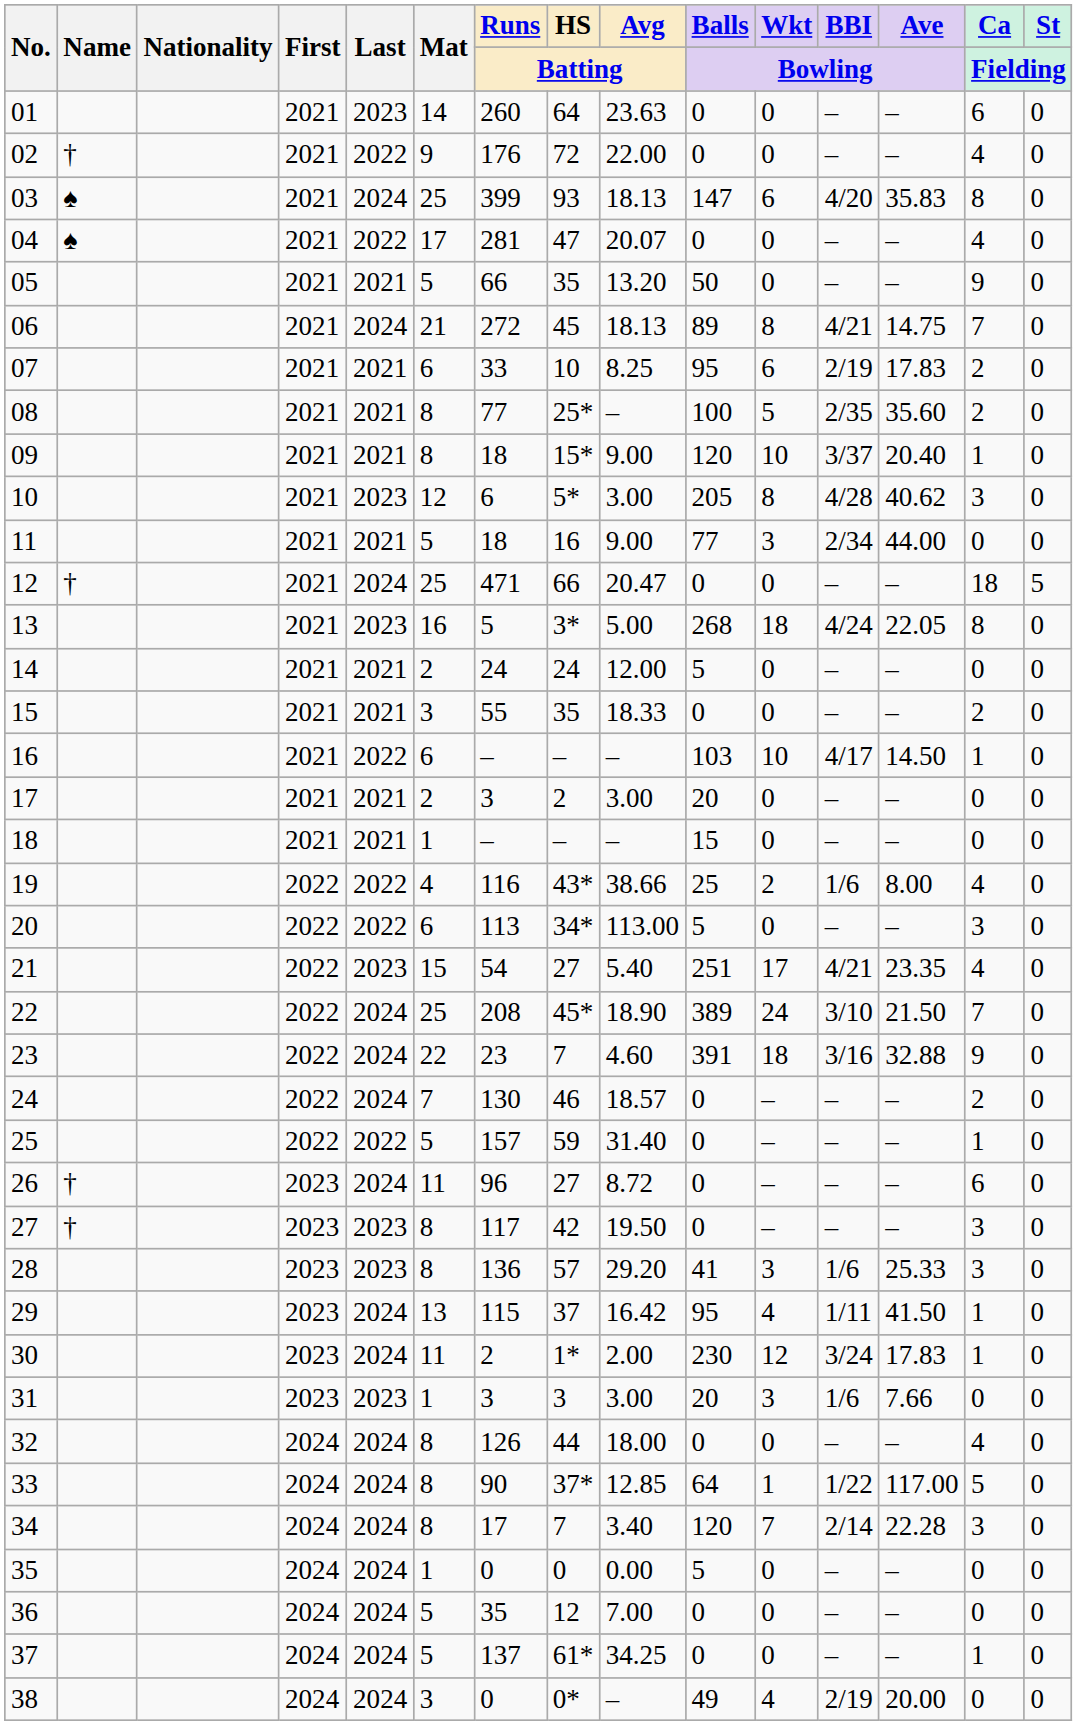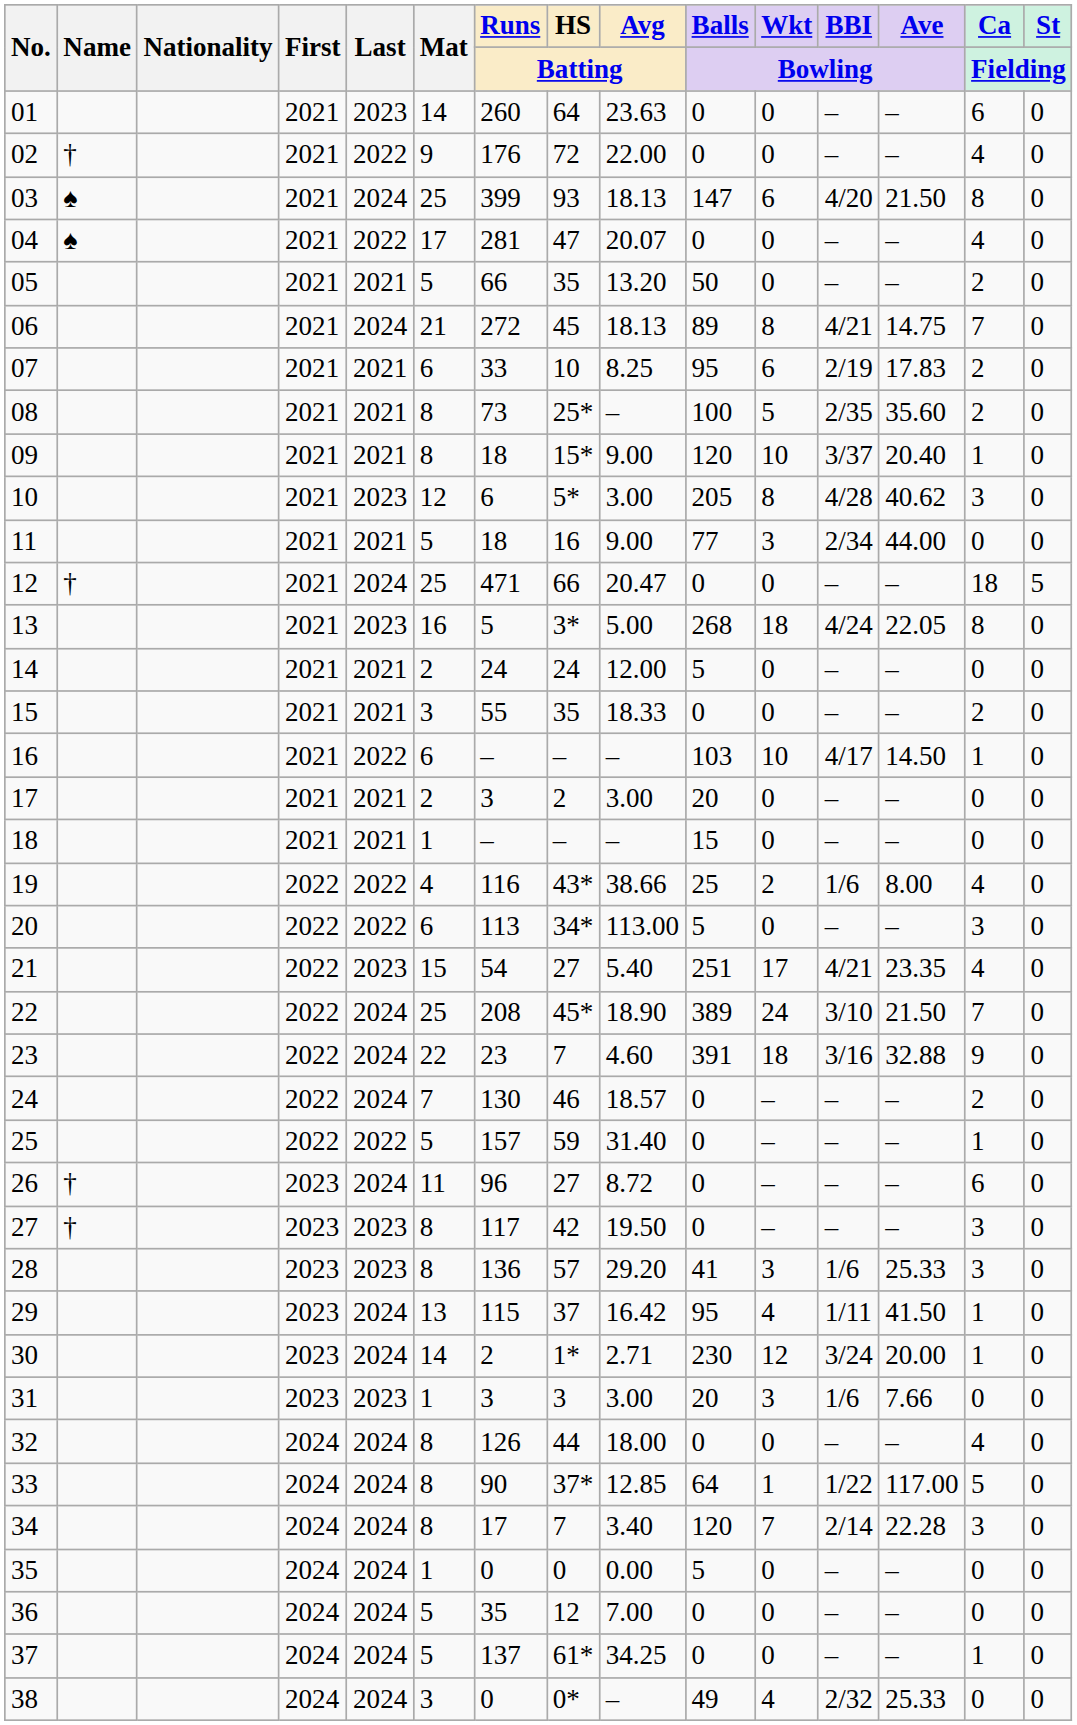(916, 197) 35.83 -> (916, 197) 21.50
(978, 283) 9 -> (978, 283) 2
(494, 411) 77 -> (494, 411) 73
(433, 1355) 11 -> (433, 1355) 14
(629, 1355) 2.00 -> (629, 1355) 2.71
(916, 1355) 17.83 -> (916, 1355) 20.00
(849, 1698) 2/19 -> (849, 1698) 2/32
(916, 1698) 20.00 -> (916, 1698) 25.33
